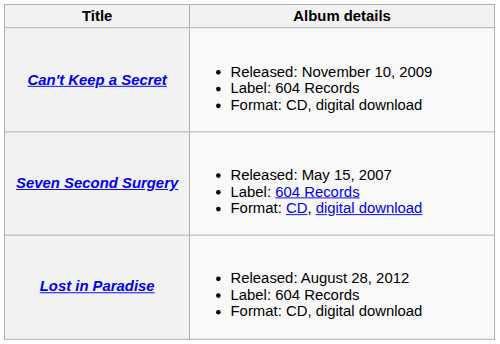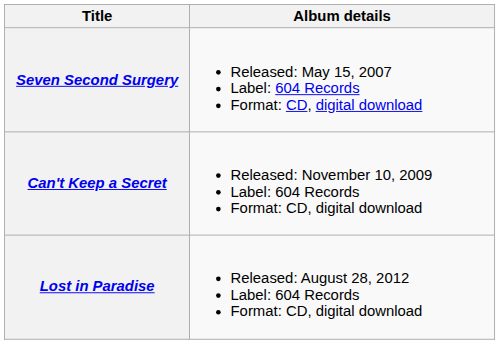rows swapped: (97, 183) <-> (97, 79)
